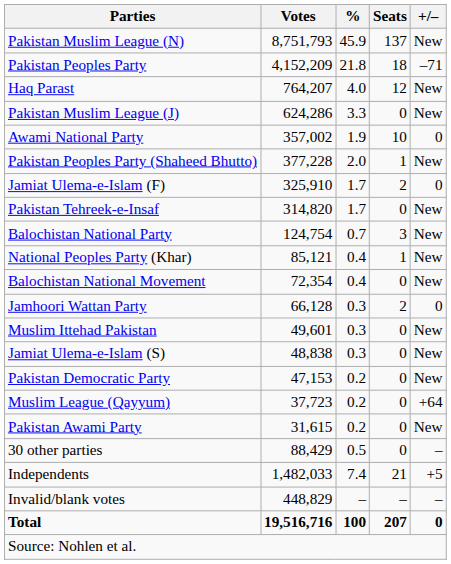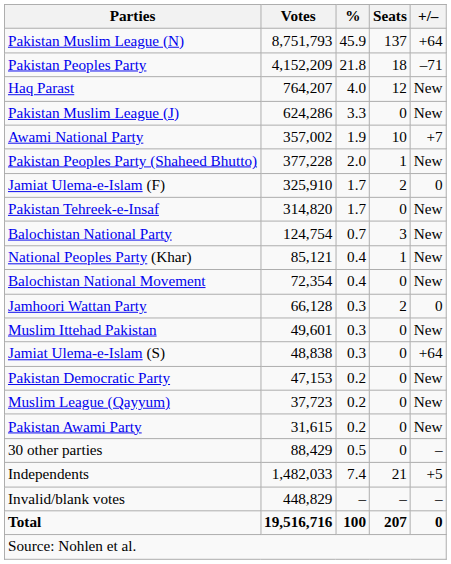(428, 40) New -> (431, 40) +64
(439, 137) 0 -> (434, 137) +7
(428, 354) New -> (431, 354) +64
(431, 402) +64 -> (428, 402) New
